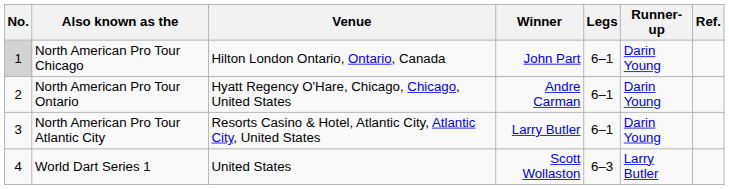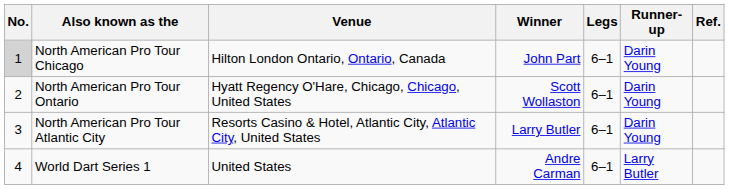(557, 94) Andre Carman -> (551, 94) Scott Wollaston
(551, 166) Scott Wollaston -> (557, 166) Andre Carman
(602, 166) 6–3 -> (602, 166) 6–1
